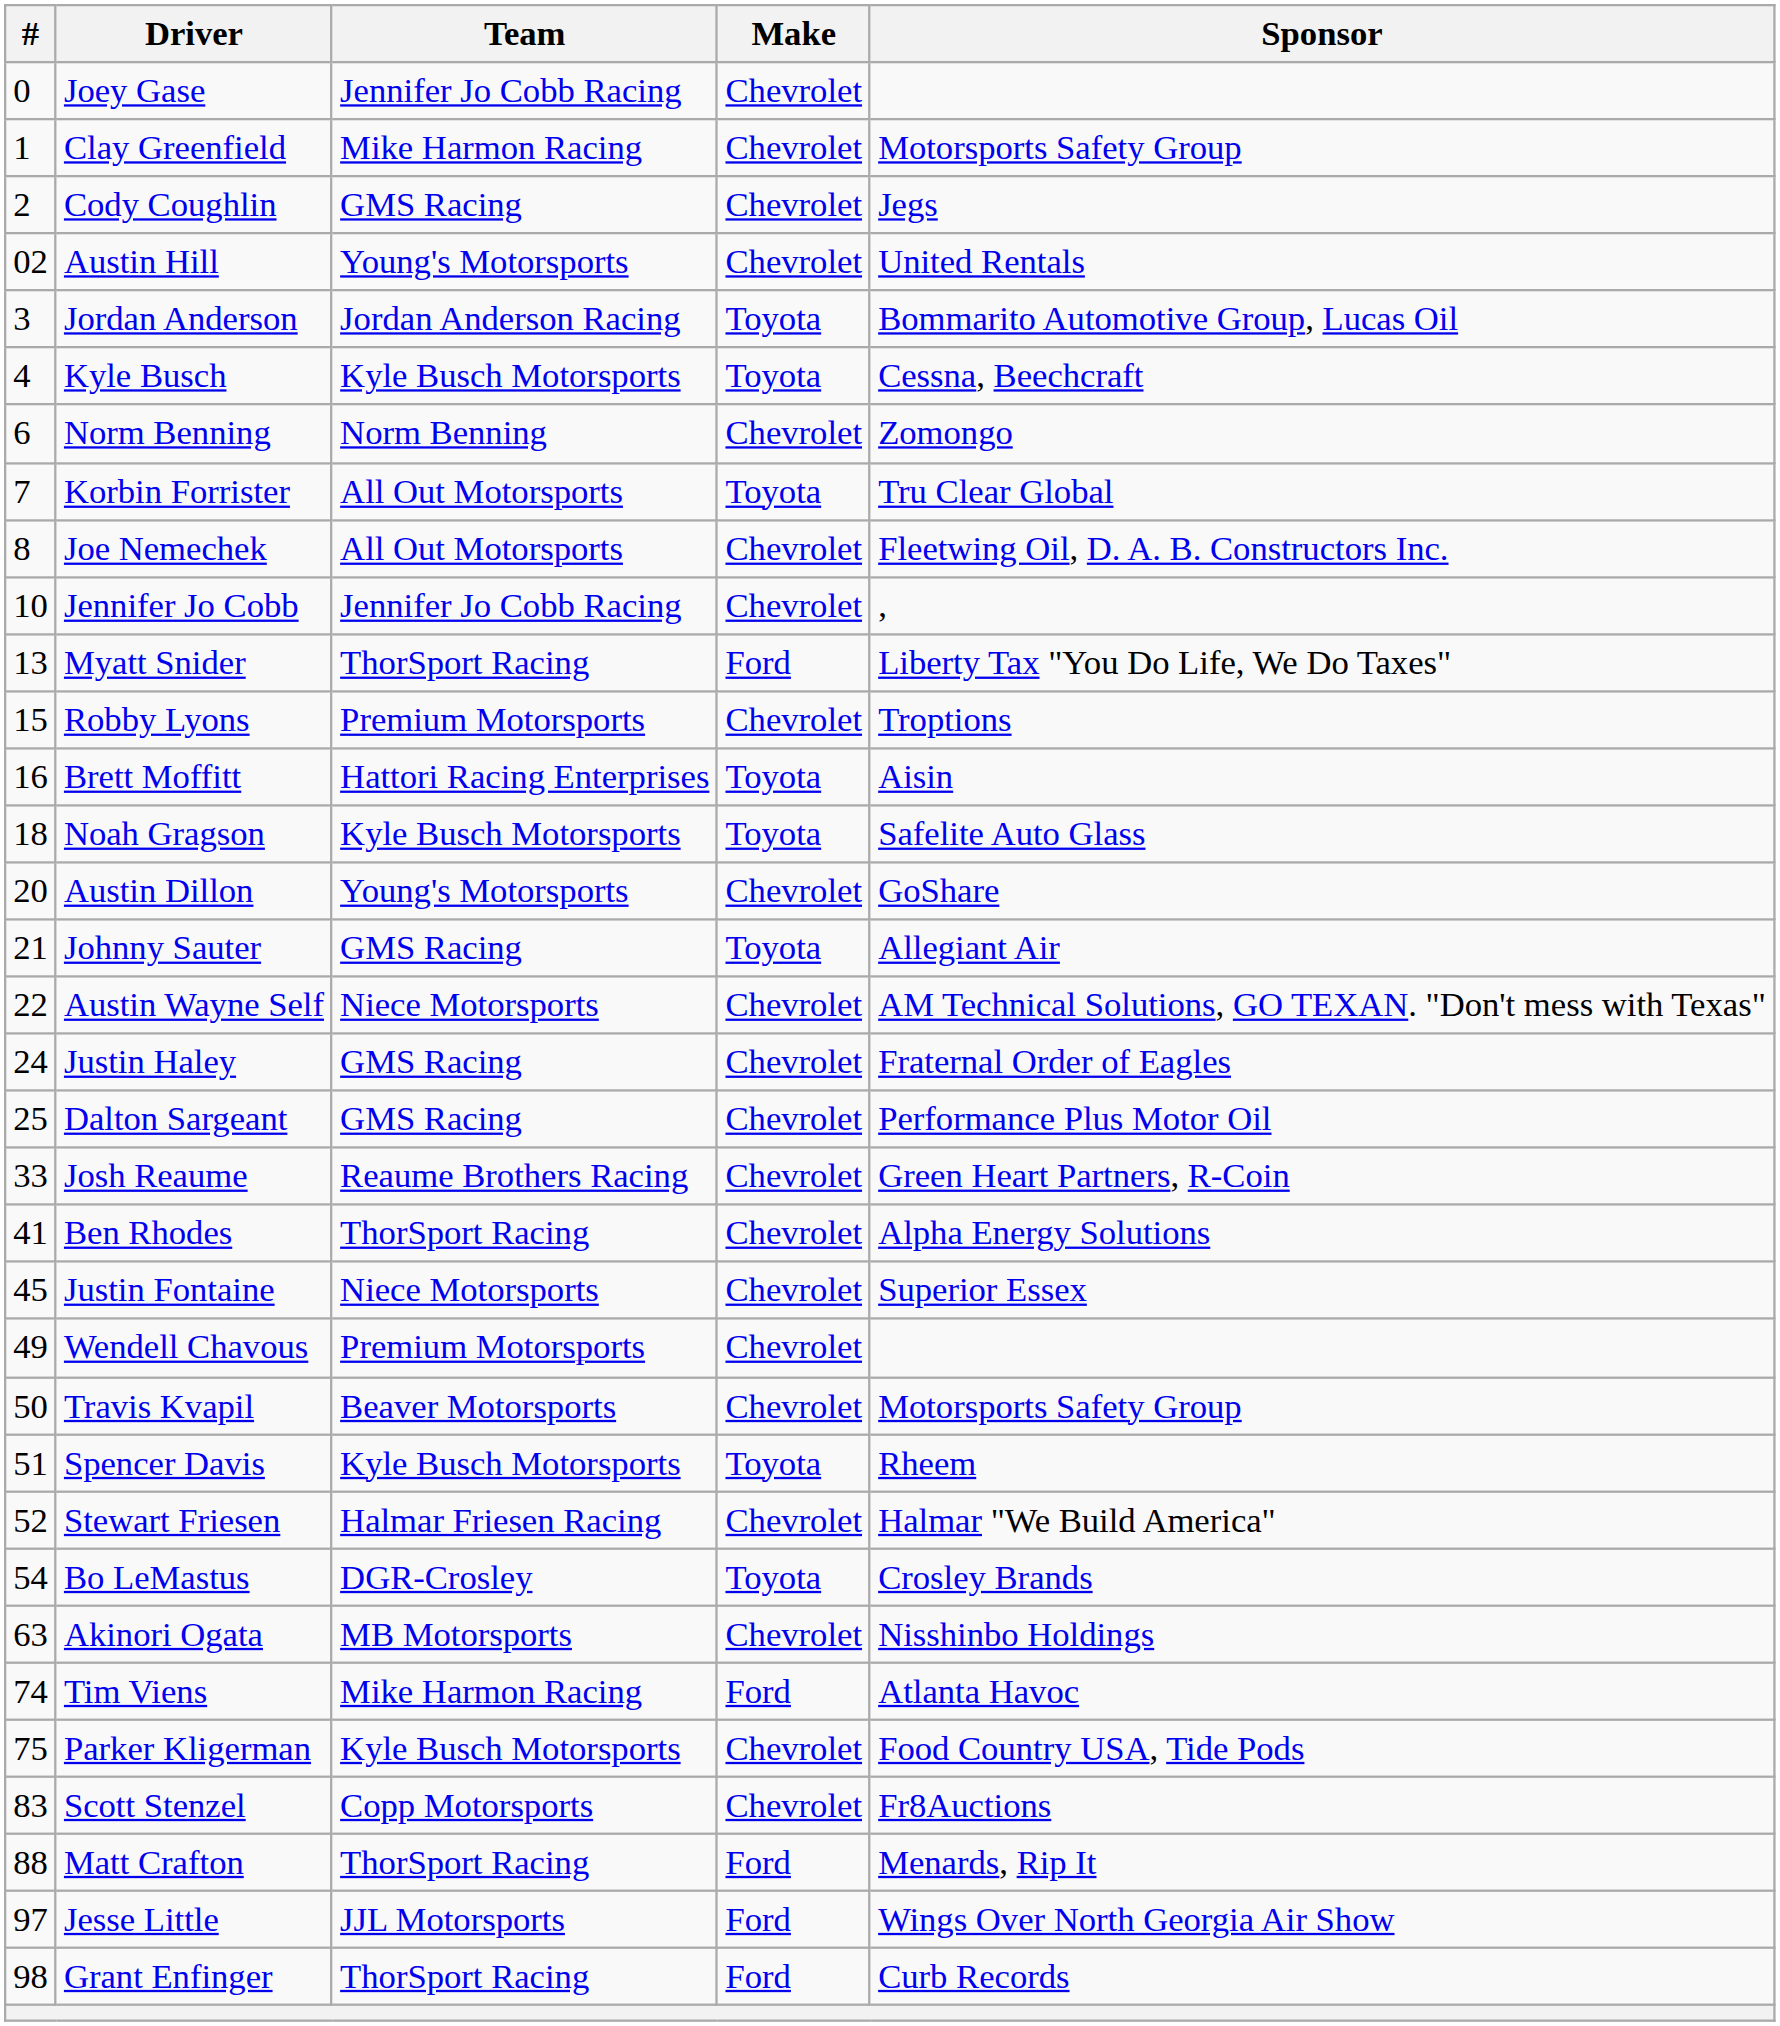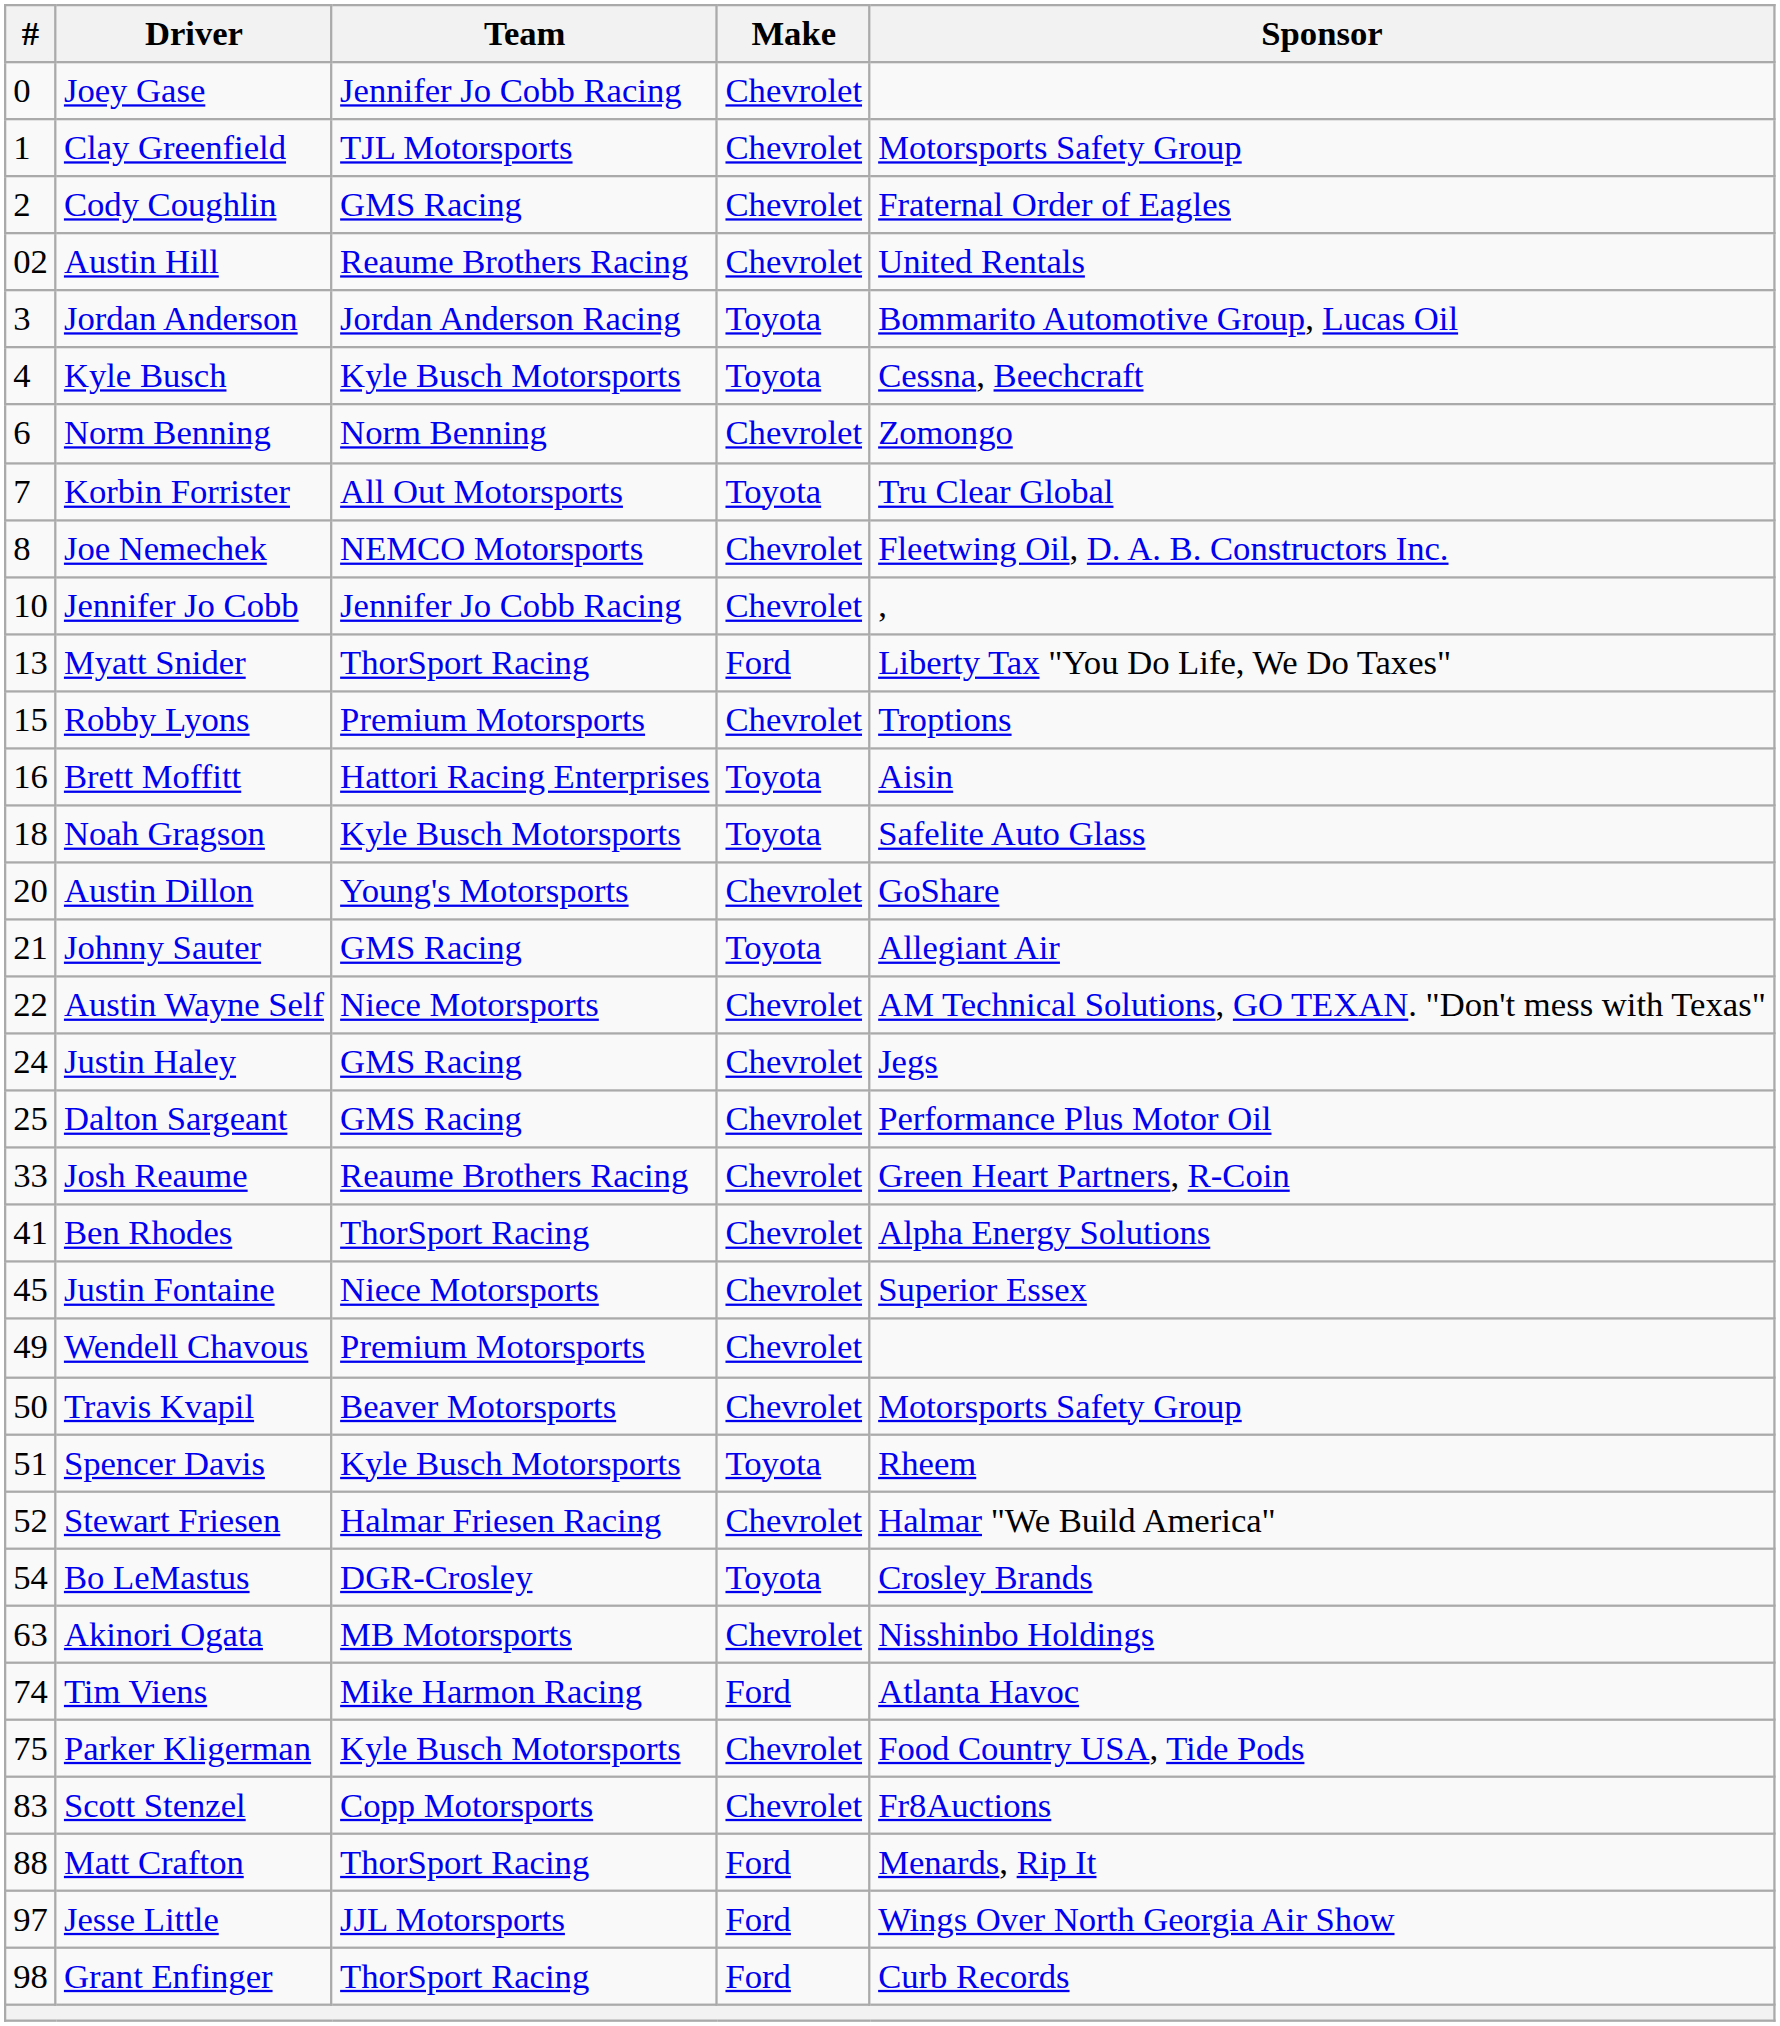(491, 147) Mike Harmon Racing -> (456, 147) TJL Motorsports
(908, 204) Jegs -> (1055, 204) Fraternal Order of Eagles
(484, 261) Young's Motorsports -> (514, 261) Reaume Brothers Racing
(482, 547) All Out Motorsports -> (492, 547) NEMCO Motorsports
(1055, 1061) Fraternal Order of Eagles -> (908, 1061) Jegs
